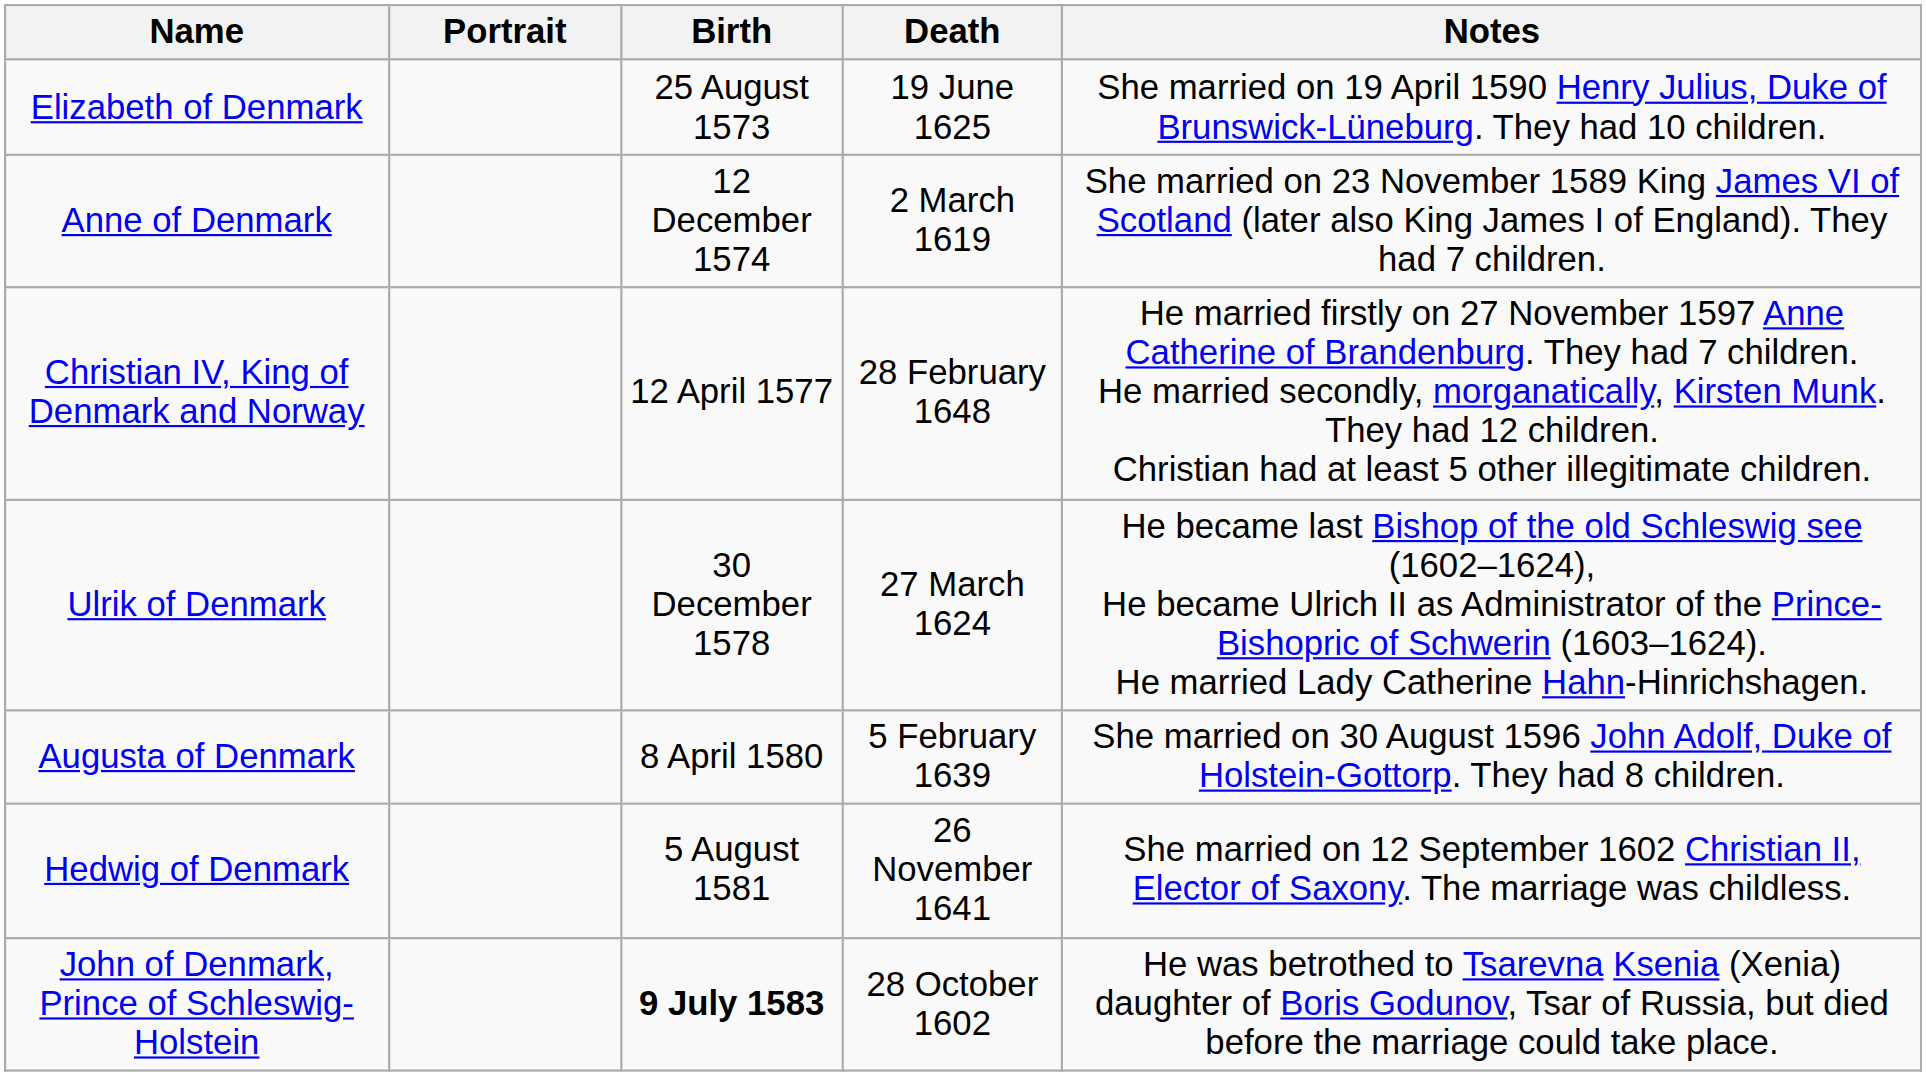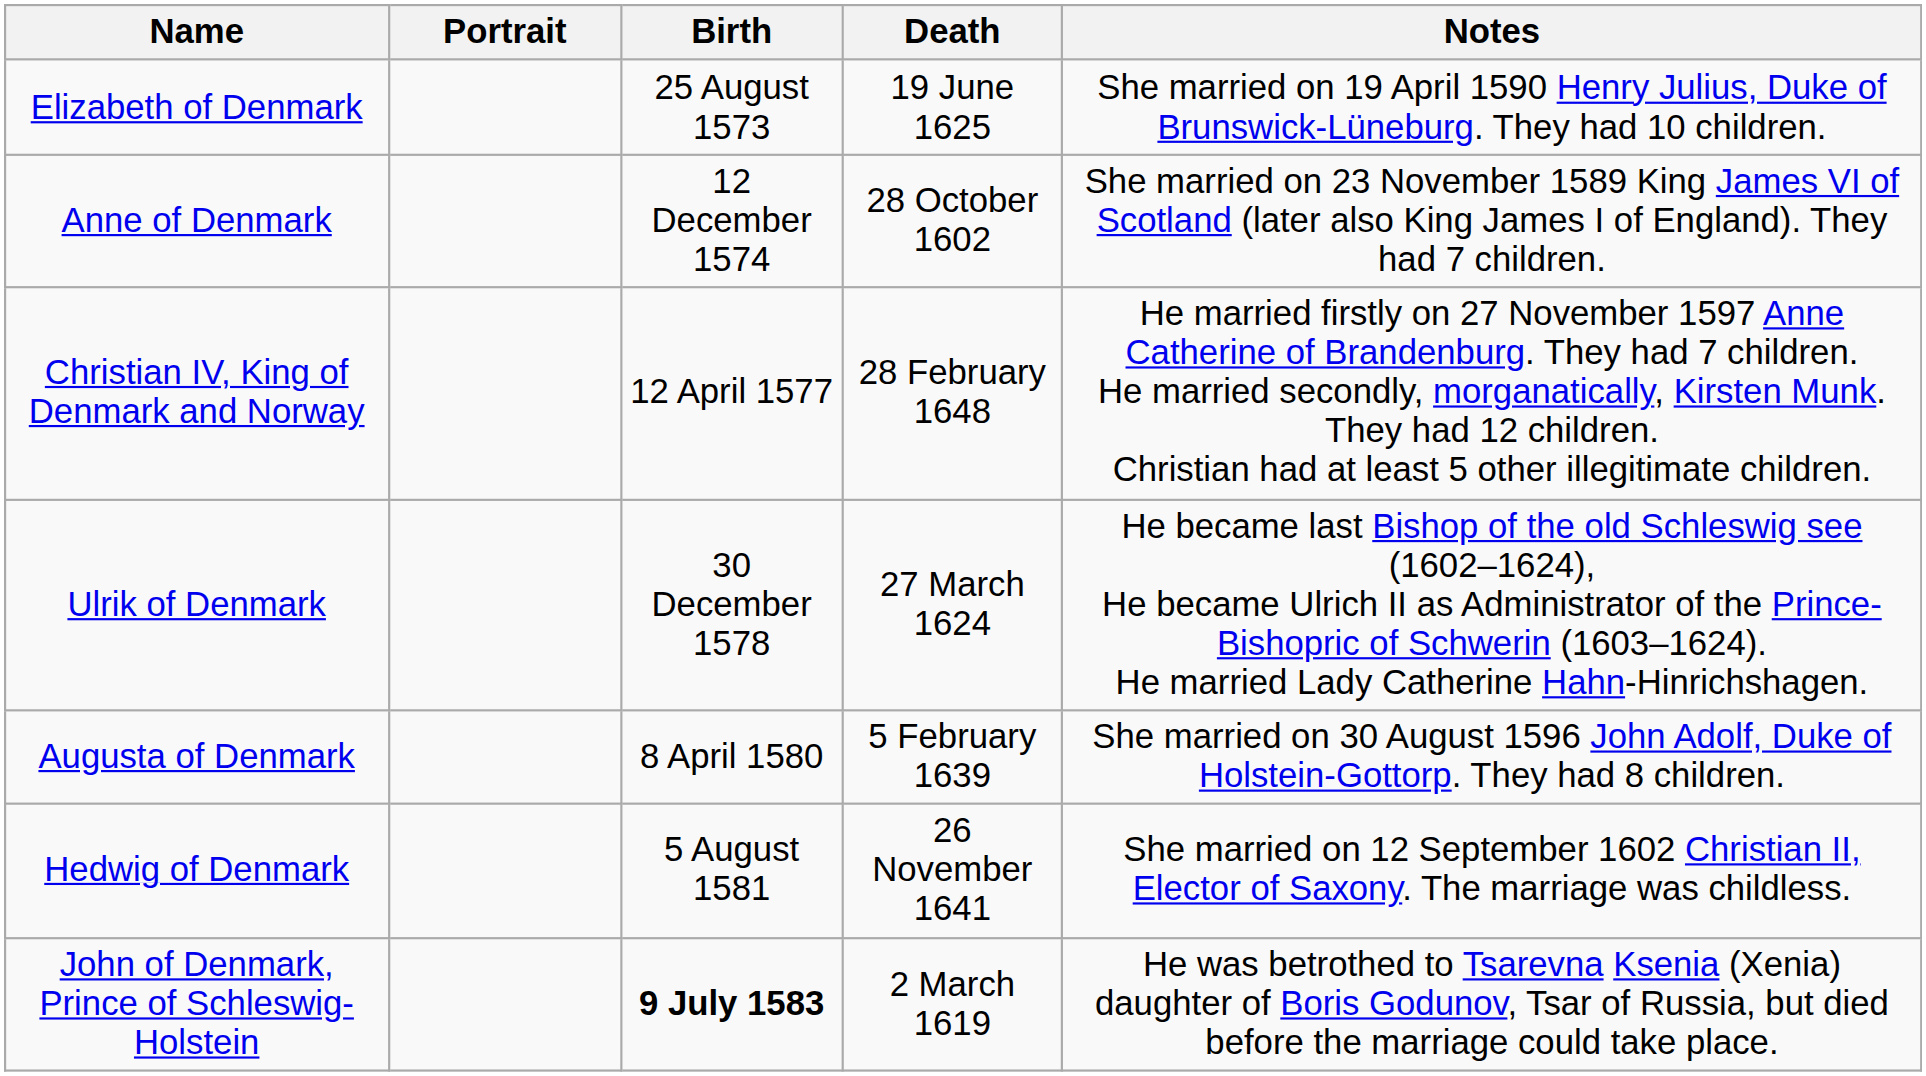(952, 220) 2 March 1619 -> (952, 220) 28 October 1602
(952, 1003) 28 October 1602 -> (952, 1003) 2 March 1619
